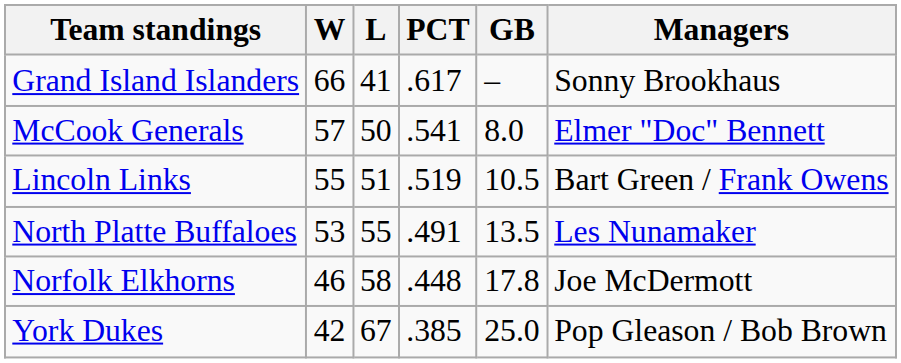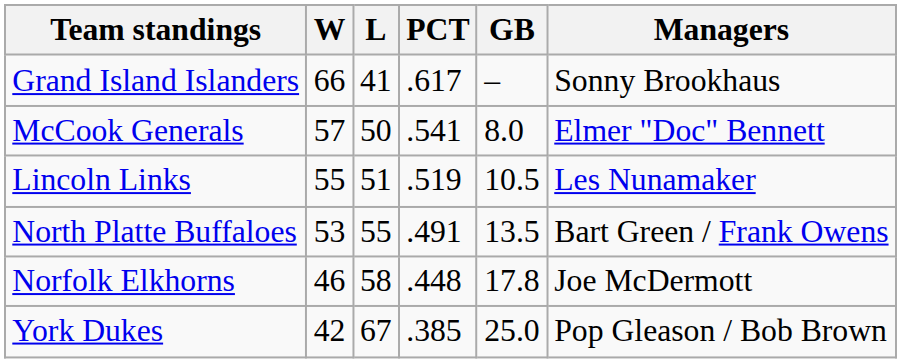(721, 180) Bart Green / Frank Owens -> (655, 180) Les Nunamaker
(655, 230) Les Nunamaker -> (721, 230) Bart Green / Frank Owens
